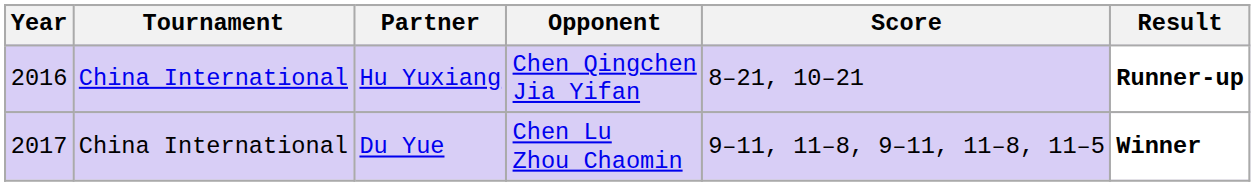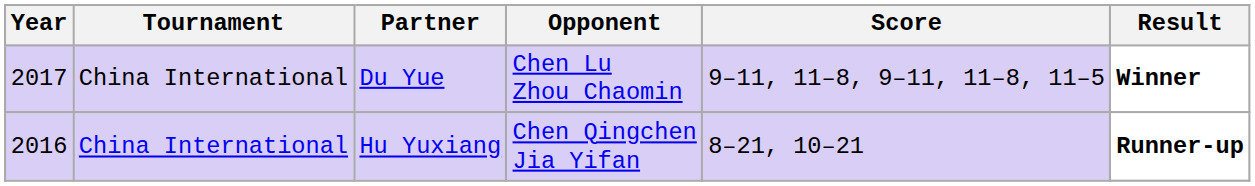rows swapped: (430, 78) <-> (402, 146)
